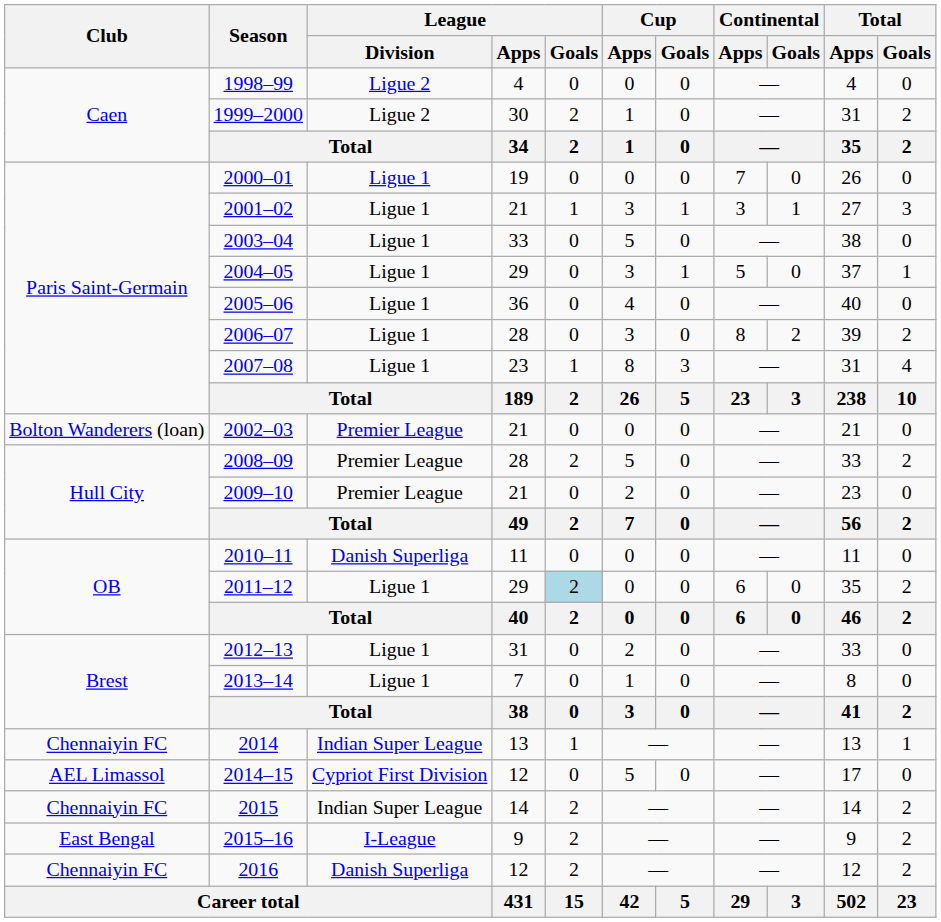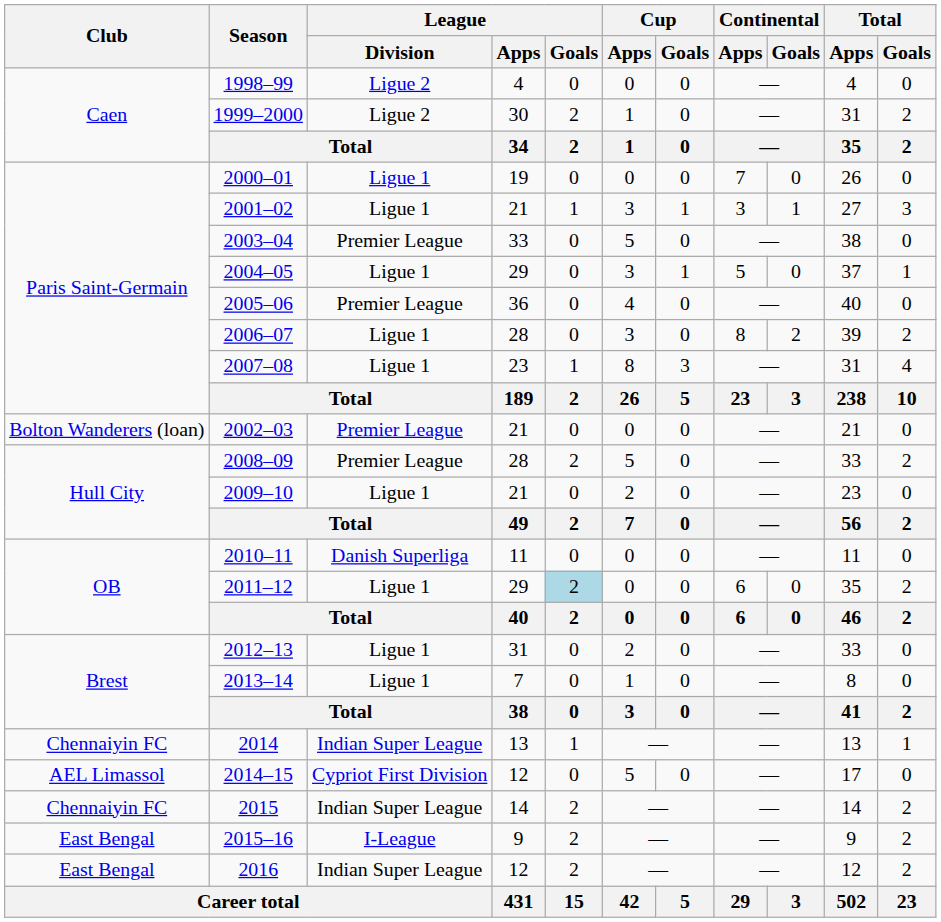(400, 240) Ligue 1 -> (400, 240) Premier League
(400, 303) Ligue 1 -> (400, 303) Premier League
(400, 492) Premier League -> (400, 492) Ligue 1
(107, 869) Chennaiyin FC -> (107, 869) East Bengal
(400, 869) Danish Superliga -> (400, 869) Indian Super League
